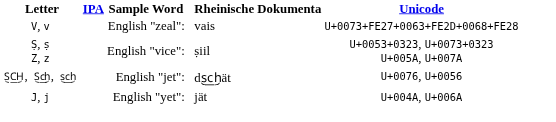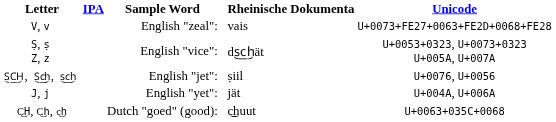(204, 51) ṣiil -> (247, 51) ds︧c︭h︨ät
(214, 78) ds︧c︭h︨ät -> (237, 75) ṣiil
+ row: (42, 111)
